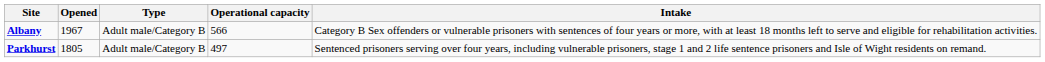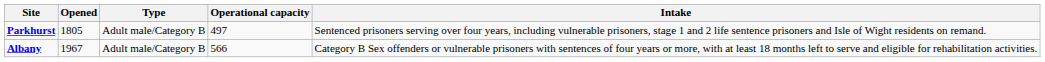rows swapped: (24, 30) <-> (31, 48)
